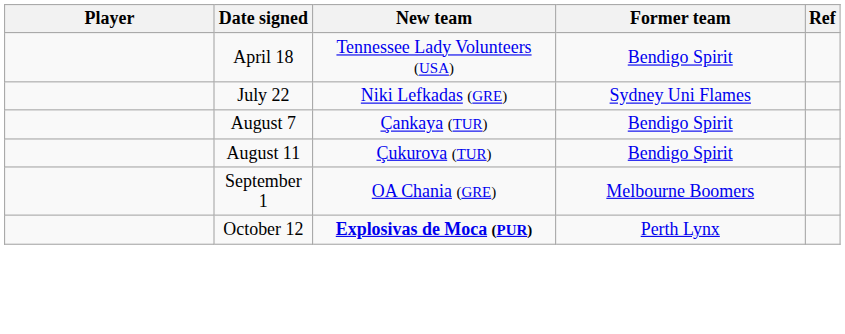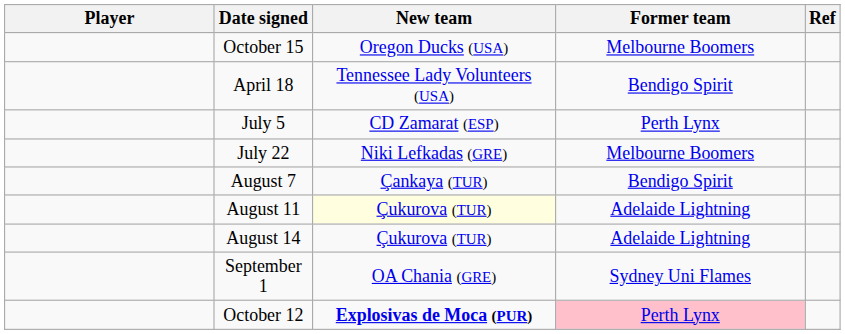+ row: (263, 47)
+ row: (263, 124)
(680, 95) Sydney Uni Flames -> (680, 152) Melbourne Boomers
(434, 152) no background -> (434, 209) lightyellow background
(680, 152) Bendigo Spirit -> (680, 209) Adelaide Lightning
+ row: (263, 237)
(680, 191) Melbourne Boomers -> (680, 276) Sydney Uni Flames
(680, 229) no background -> (680, 314) pink background
